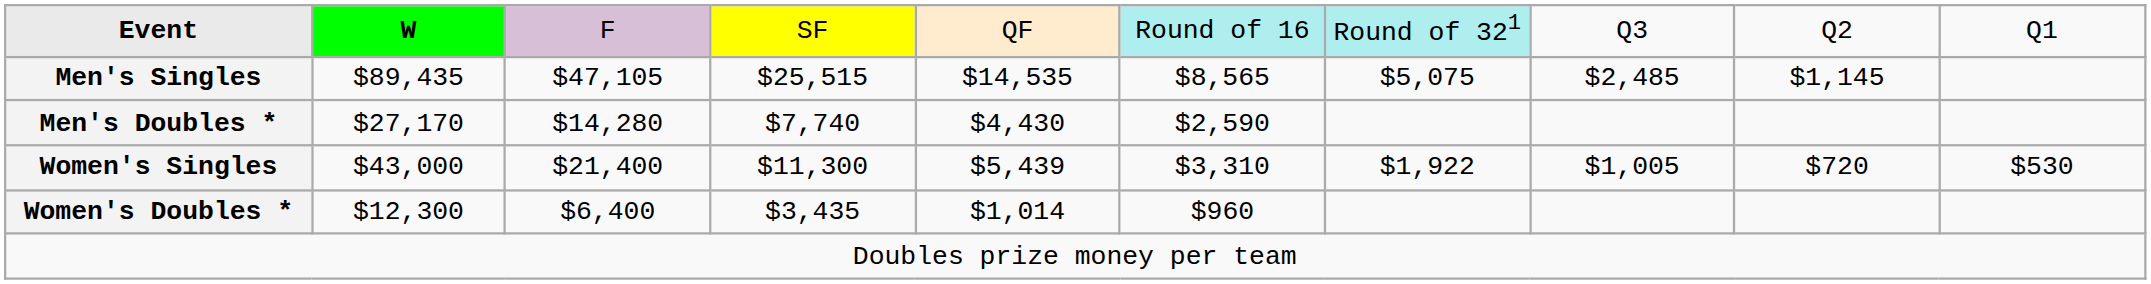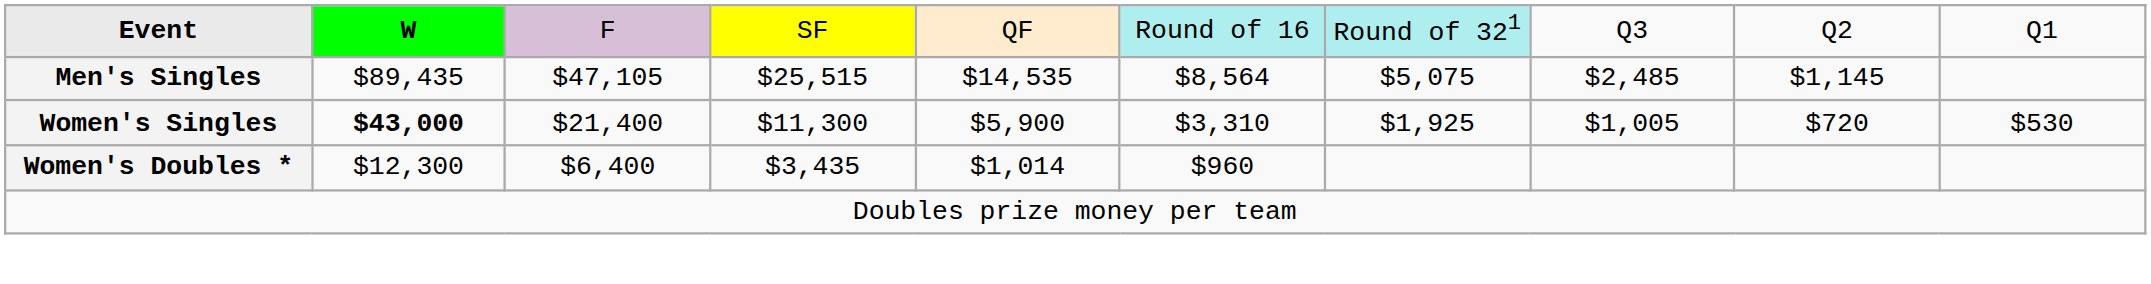(1222, 78) $8,565 -> (1222, 78) $8,564
- row: (158, 122)
(408, 167) normal -> (408, 122) bold
(1018, 167) $5,439 -> (1018, 122) $5,900
(1427, 167) $1,922 -> (1427, 122) $1,925
